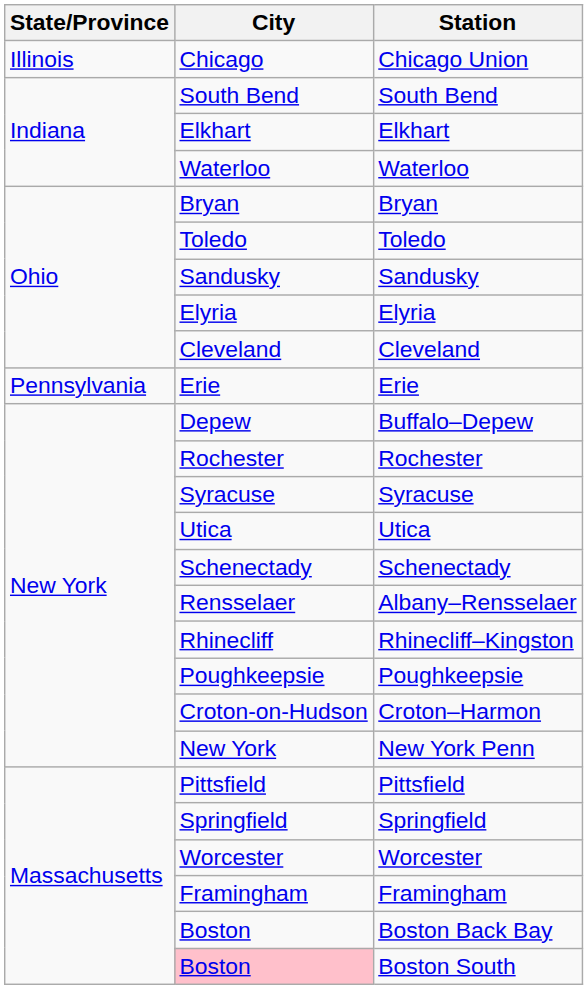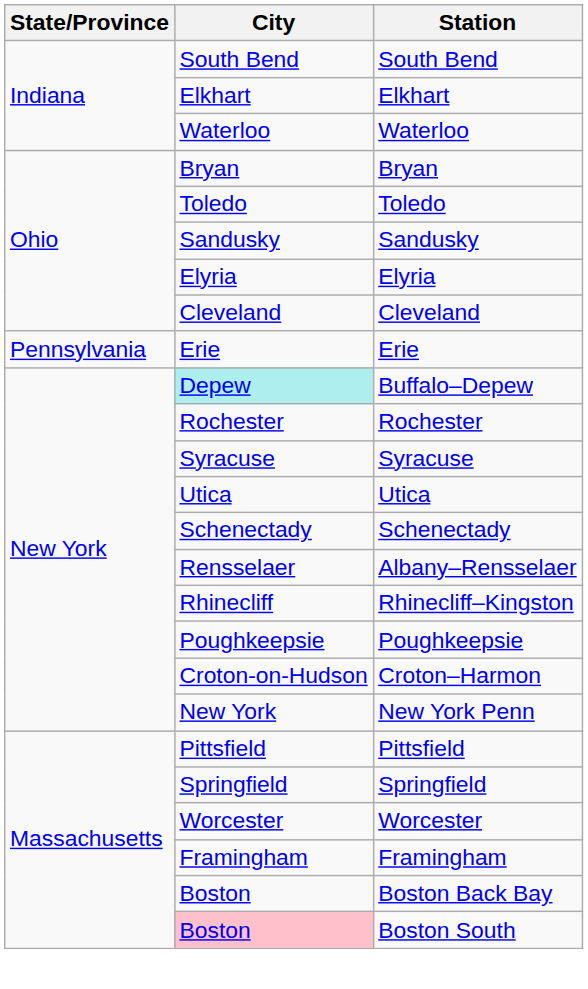- row: (453, 58)
(215, 421) no background -> (215, 385) paleturquoise background
